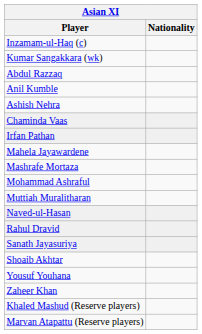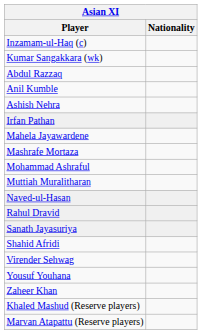- row: (37, 120)
+ row: (33, 244)
- row: (35, 259)
+ row: (40, 259)
